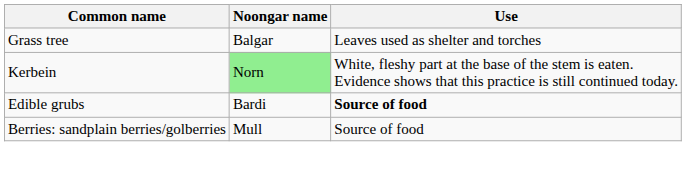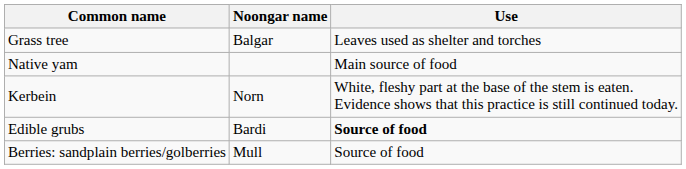+ row: (43, 64)
(248, 72) lightgreen background -> (248, 96) no background
